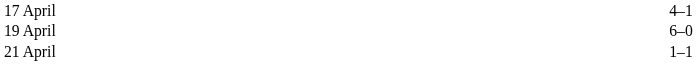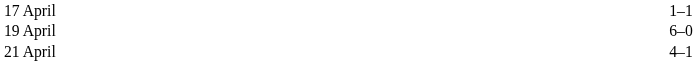(681, 10) 4–1 -> (681, 10) 1–1
(681, 51) 1–1 -> (681, 51) 4–1
